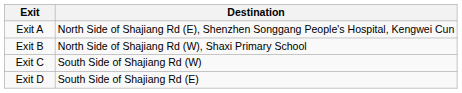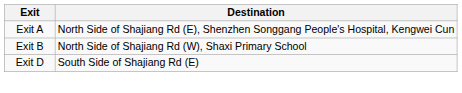- row: (30, 63)
